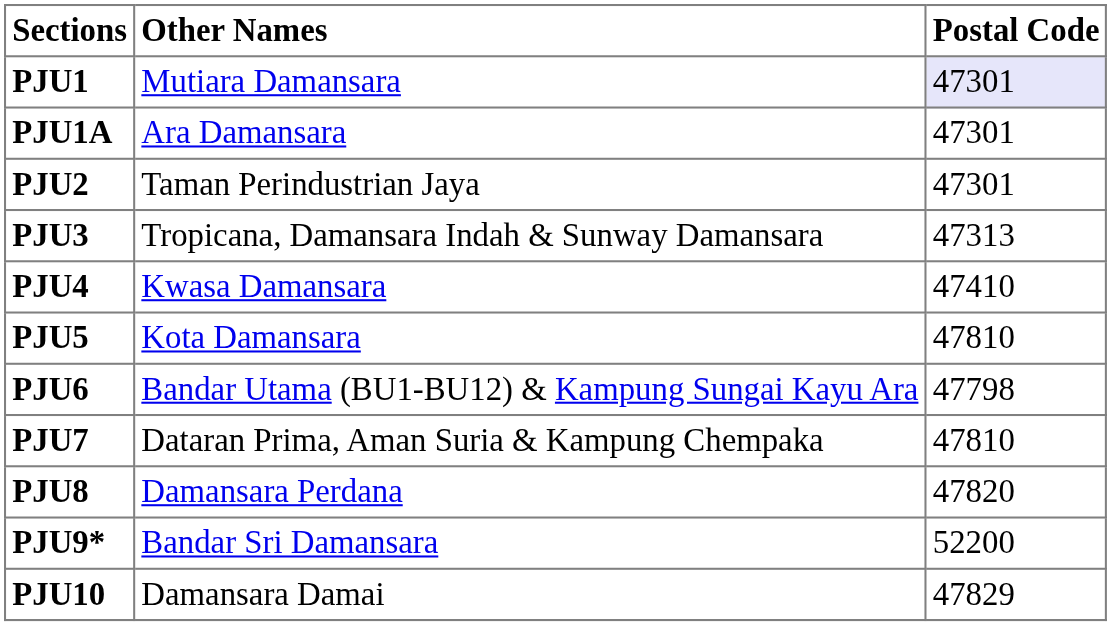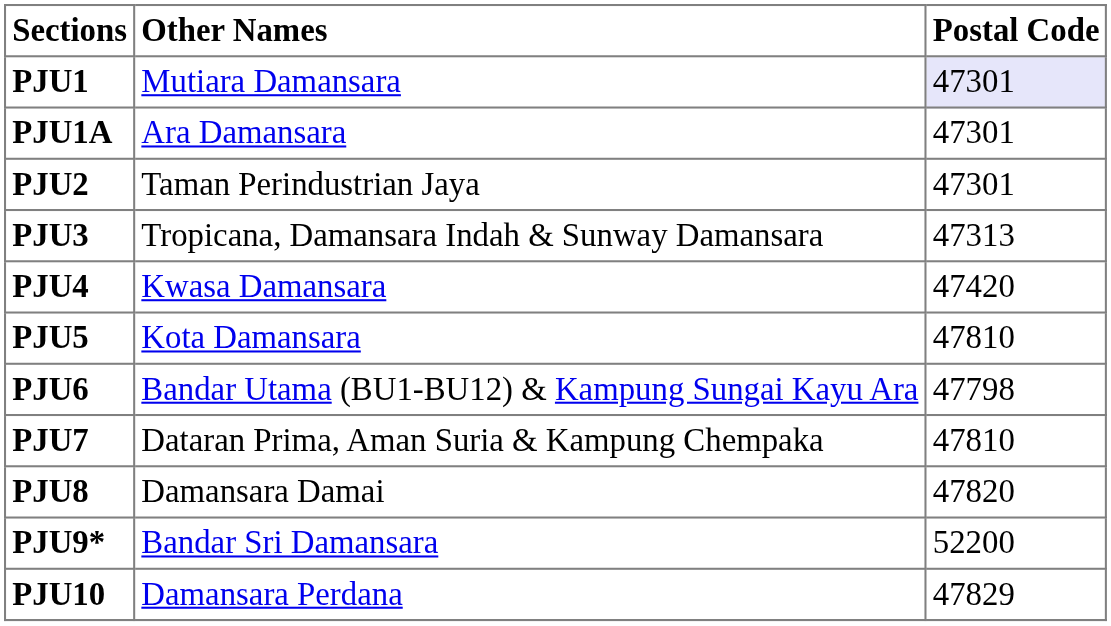(974, 286) 47410 -> (974, 286) 47420
(272, 491) Damansara Perdana -> (263, 491) Damansara Damai
(263, 593) Damansara Damai -> (272, 593) Damansara Perdana
